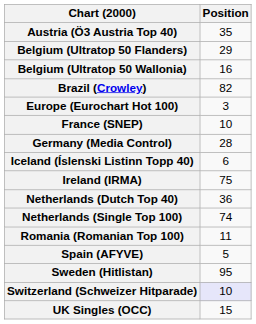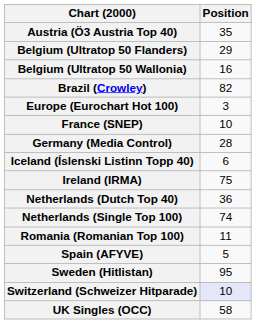(226, 310) 15 -> (226, 310) 58
